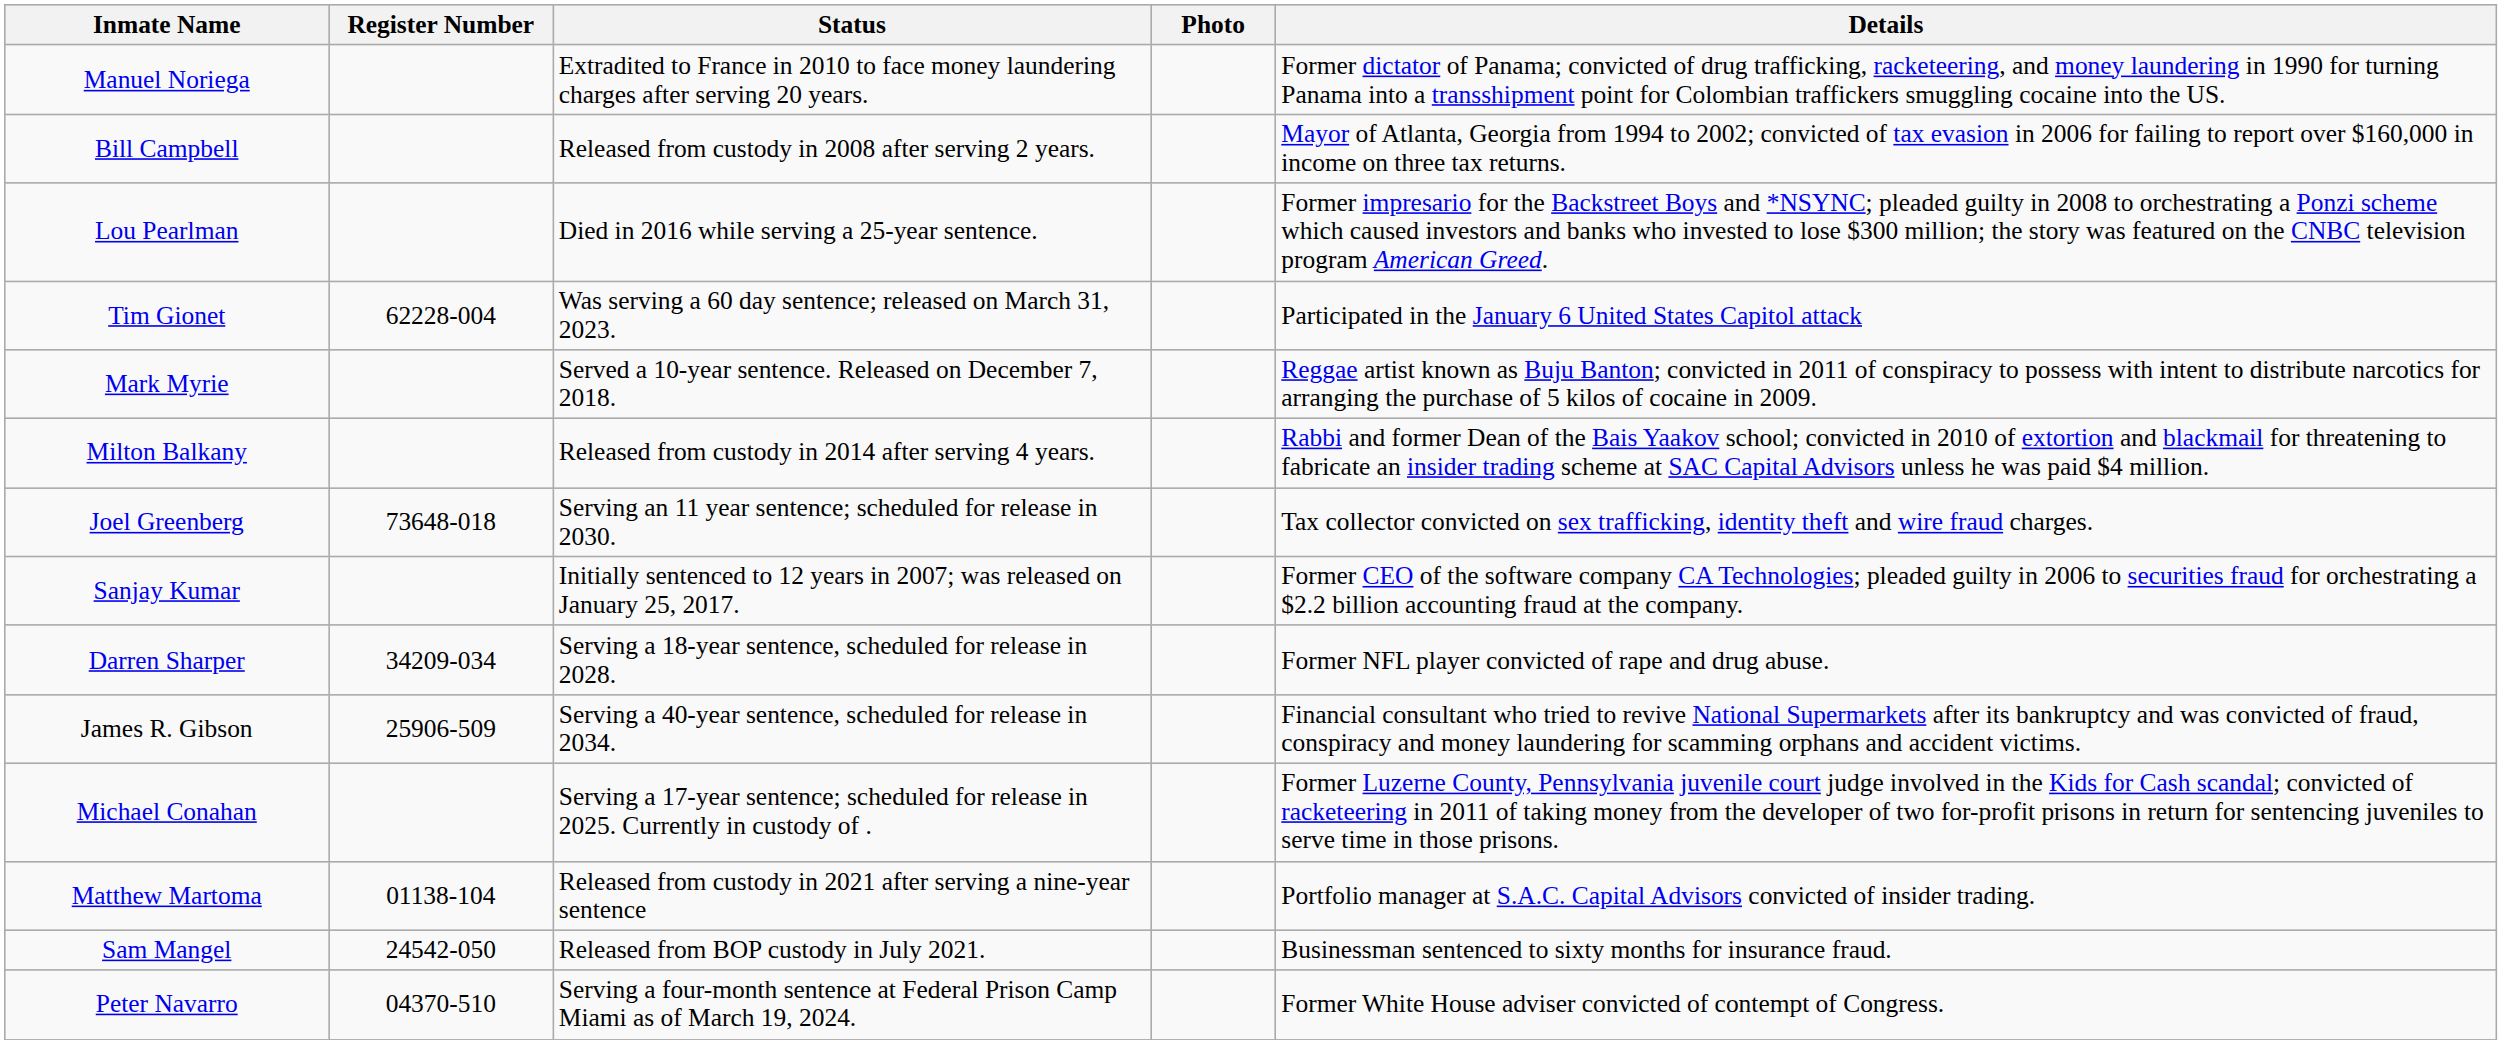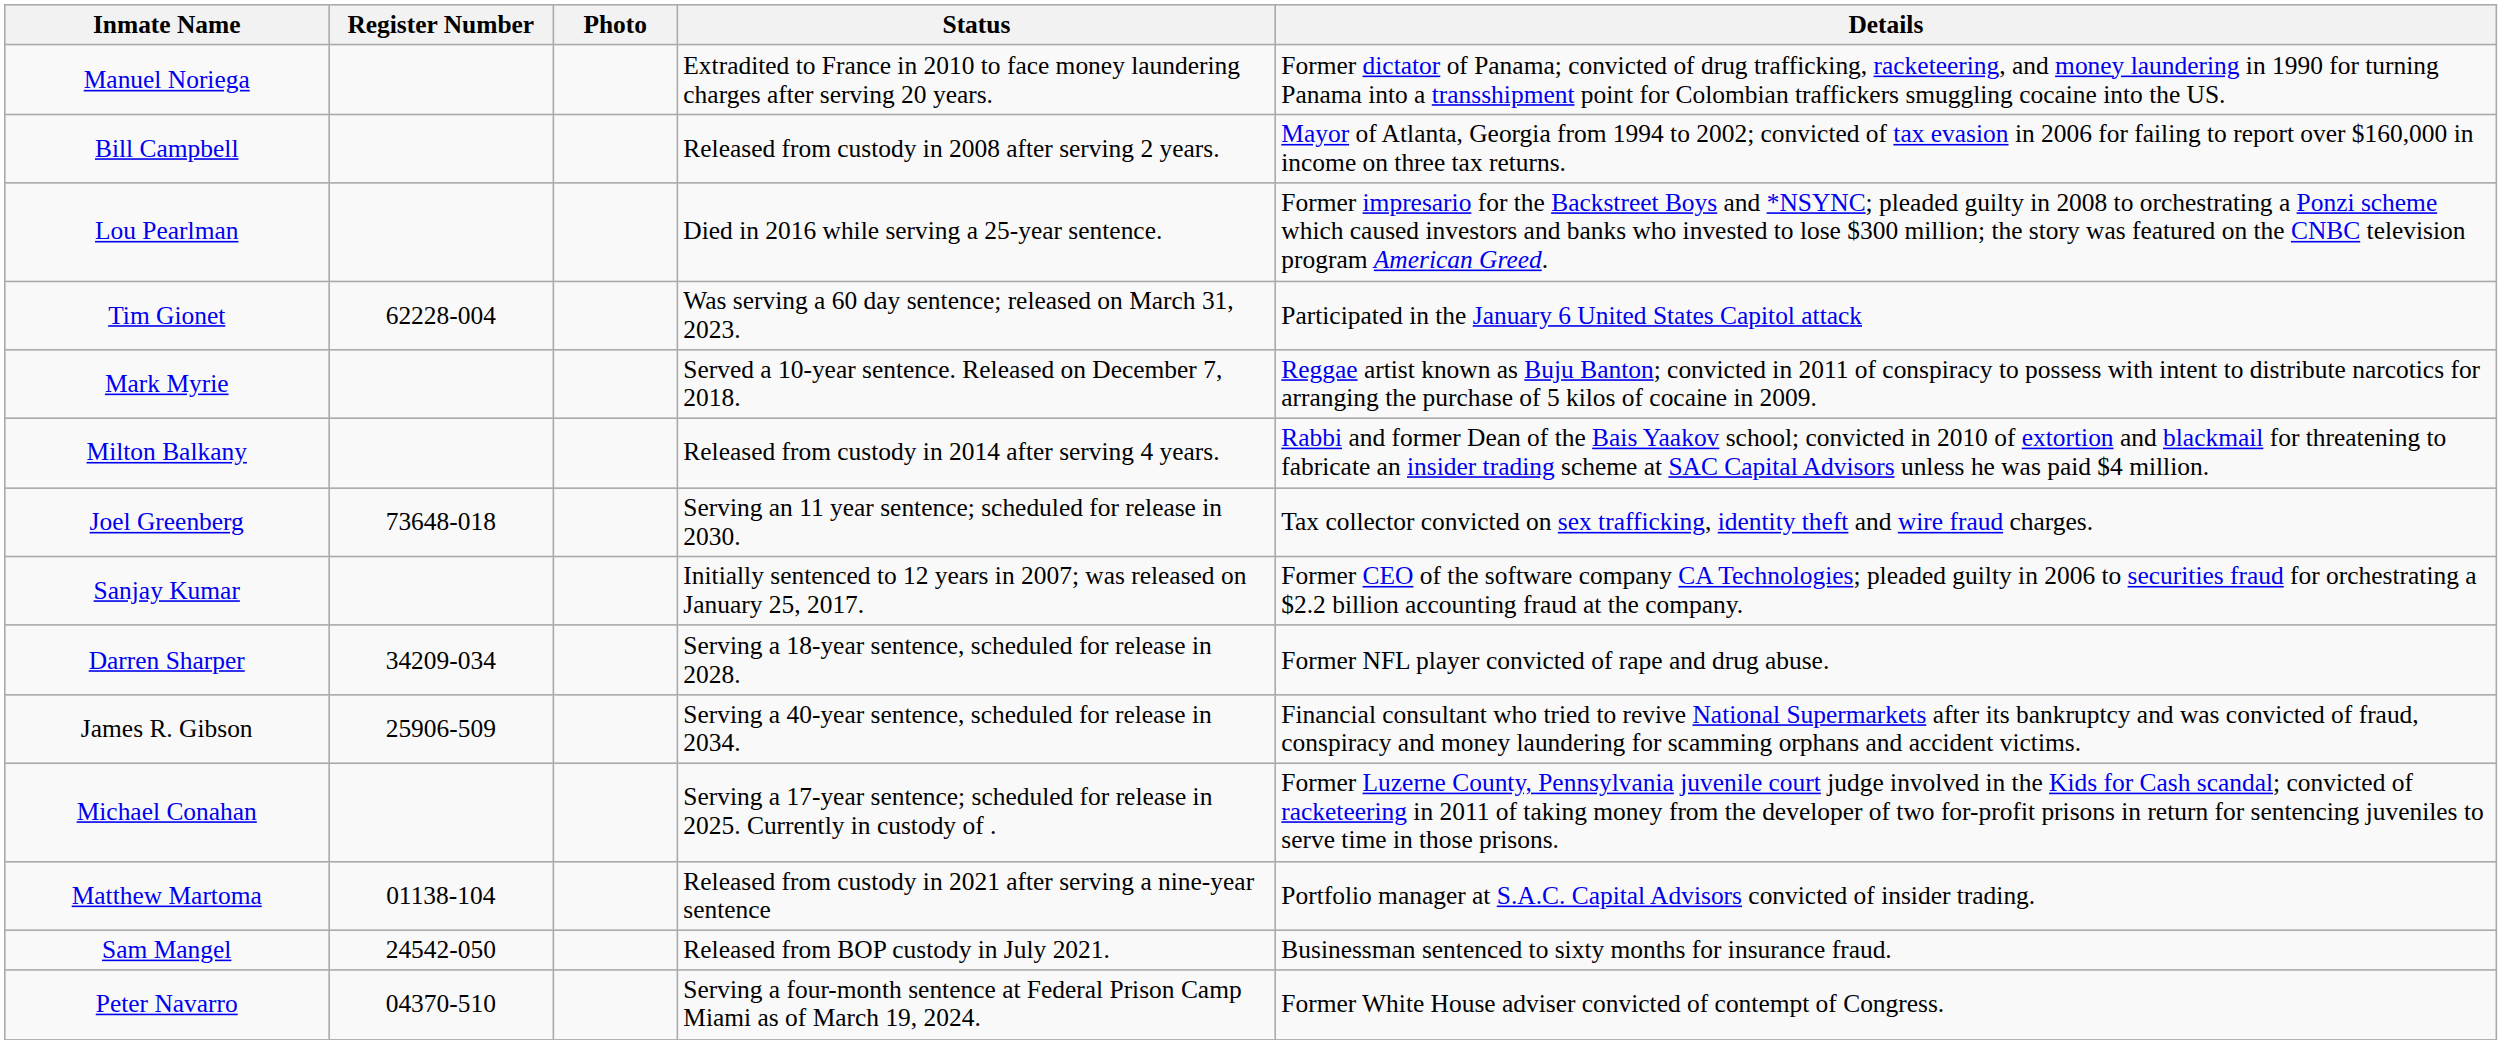columns swapped: (1213, 24) <-> (852, 24)
